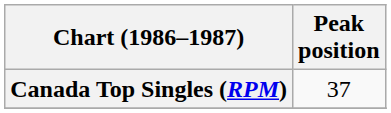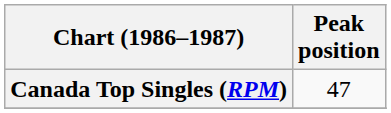(339, 88) 37 -> (339, 88) 47
